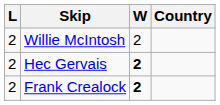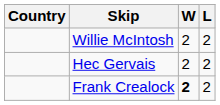columns swapped: (183, 16) <-> (13, 16)
(137, 64) bold -> (186, 64) normal
